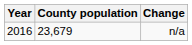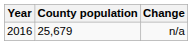(55, 31) 23,679 -> (55, 31) 25,679
